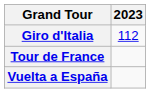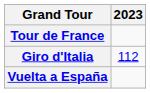rows swapped: (58, 35) <-> (57, 56)
